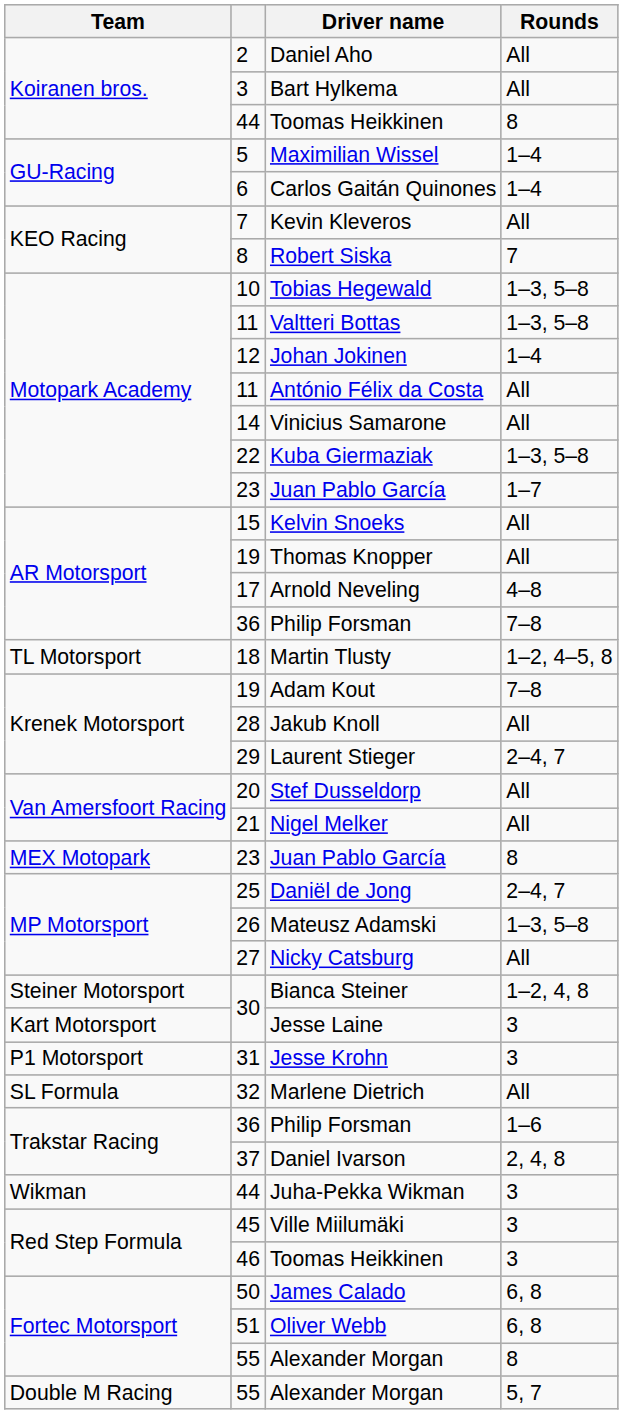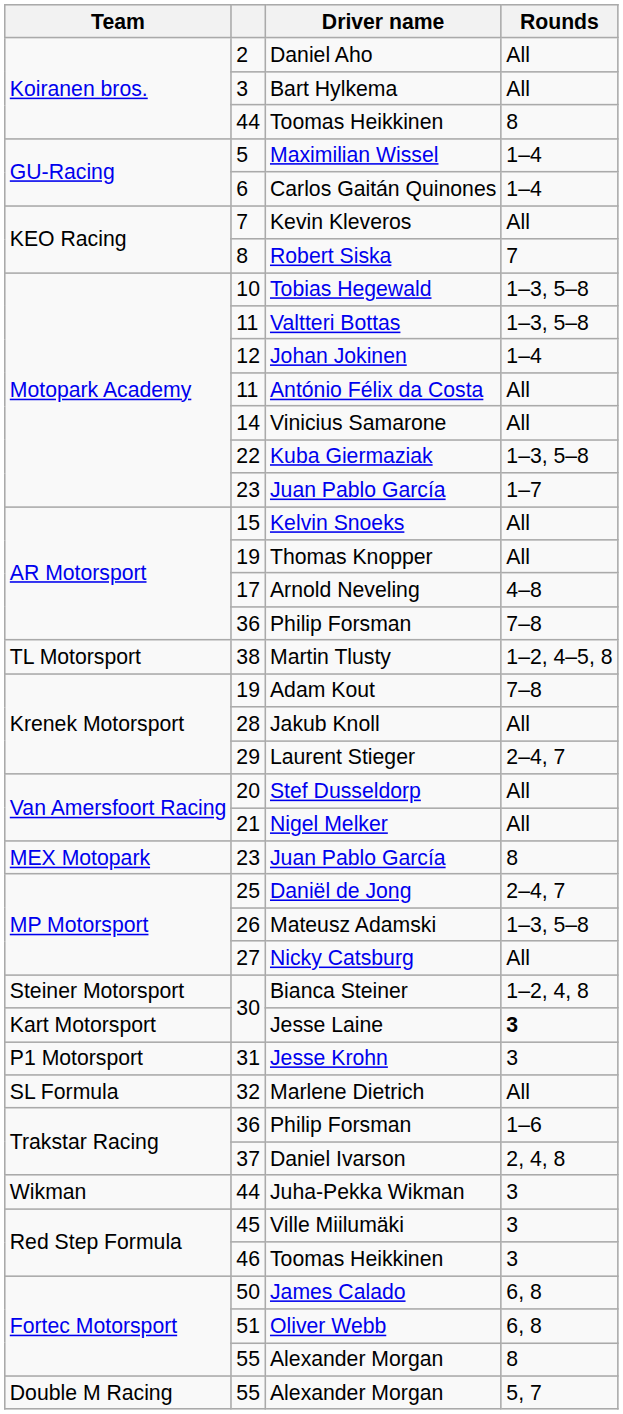(248, 657) 18 -> (248, 657) 38
(512, 1024) normal -> (512, 1024) bold
